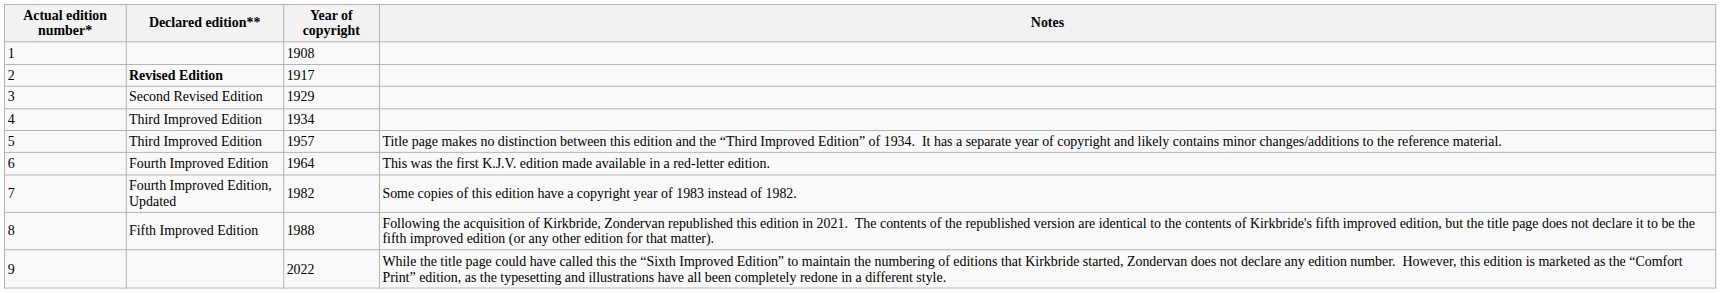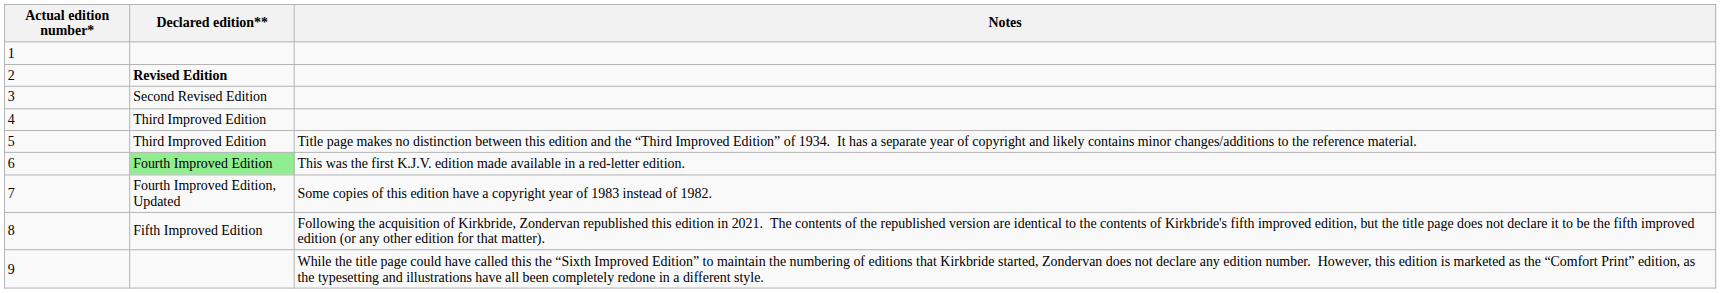- column: (331, 23)
(199, 163) no background -> (203, 163) lightgreen background
